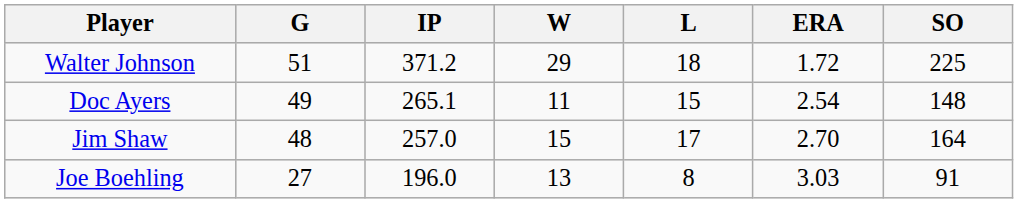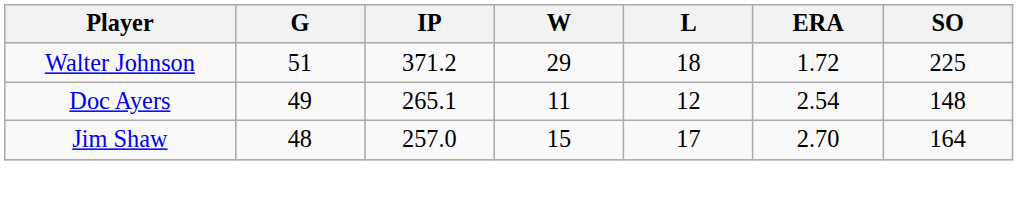(689, 100) 15 -> (689, 100) 12
- row: (120, 178)
